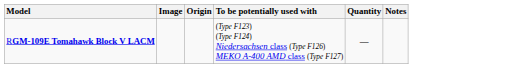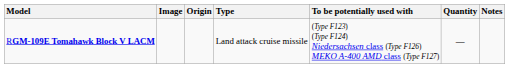+ column: (225, 11)
